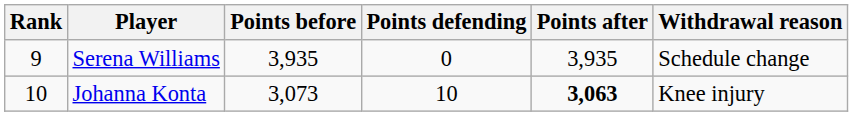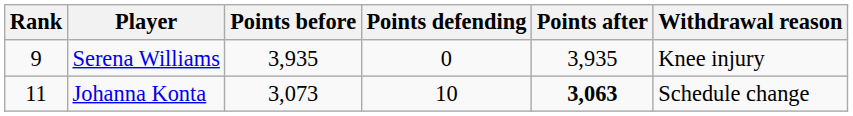(734, 57) Schedule change -> (712, 57) Knee injury
(36, 93) 10 -> (36, 93) 11
(712, 93) Knee injury -> (734, 93) Schedule change
